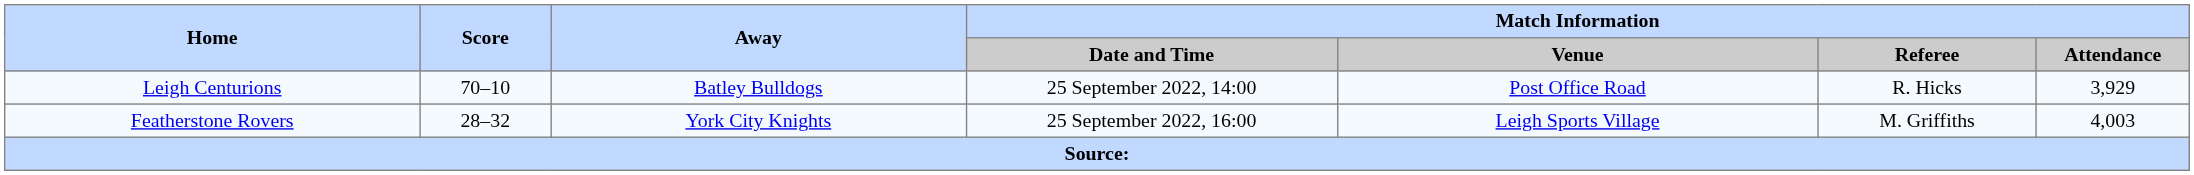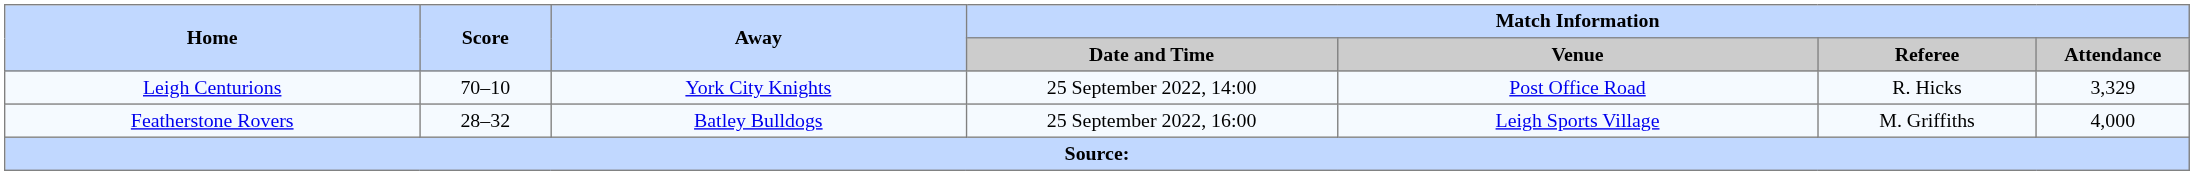(758, 87) Batley Bulldogs -> (758, 87) York City Knights
(2113, 87) 3,929 -> (2113, 87) 3,329
(758, 120) York City Knights -> (758, 120) Batley Bulldogs
(2113, 120) 4,003 -> (2113, 120) 4,000
